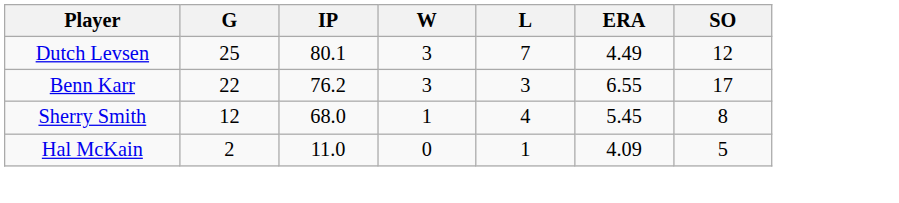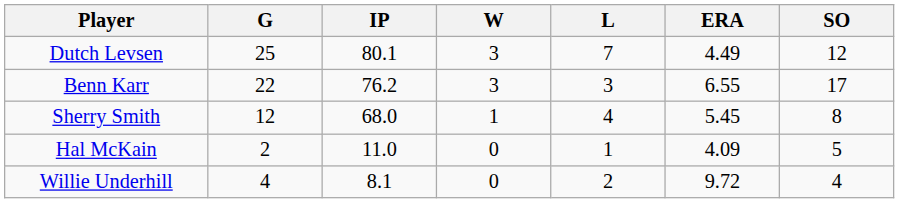+ row: (106, 181)
